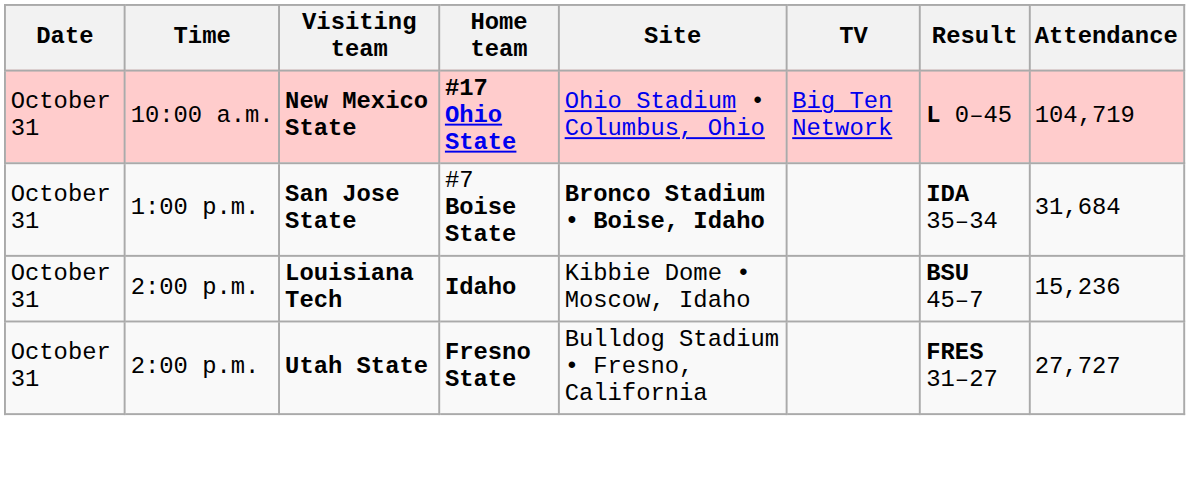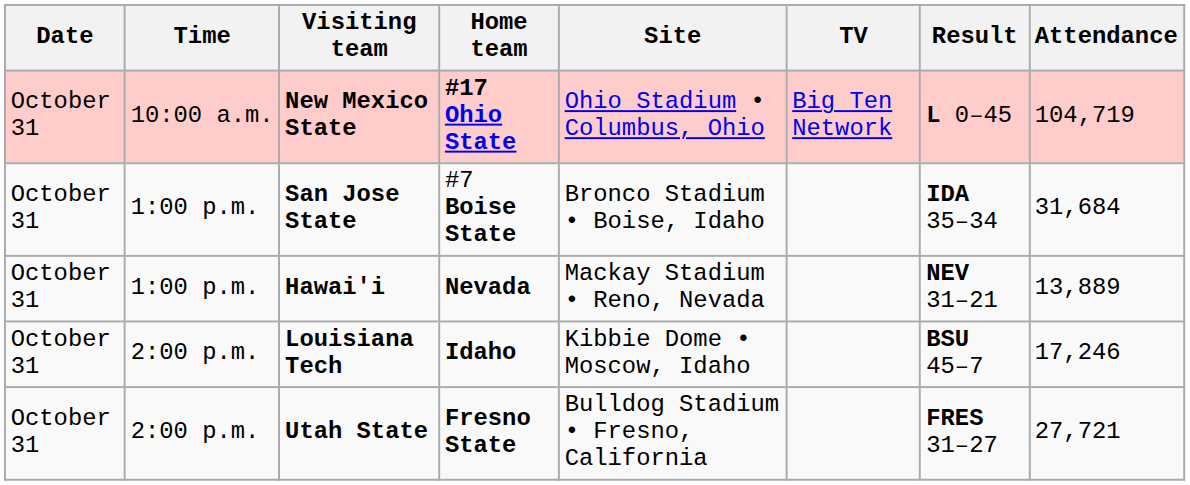(665, 210) bold -> (665, 210) normal
+ row: (335, 289)
(1078, 289) 15,236 -> (1078, 354) 17,246
(1078, 368) 27,727 -> (1078, 433) 27,721
